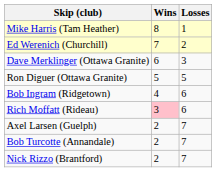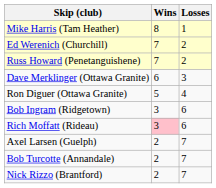+ row: (74, 61)
(184, 77) 5 -> (184, 93) 4
(156, 93) 4 -> (156, 110) 3
